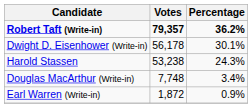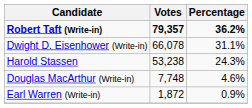(168, 45) 56,178 -> (168, 45) 66,078
(230, 45) 30.1% -> (230, 45) 31.1%
(233, 78) 3.4% -> (233, 78) 4.6%
